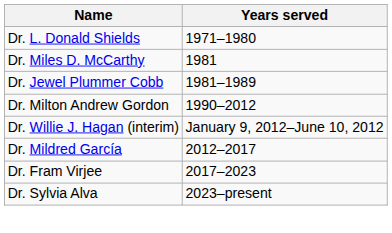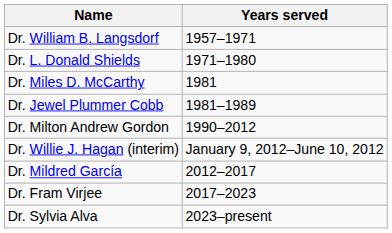+ row: (83, 37)
